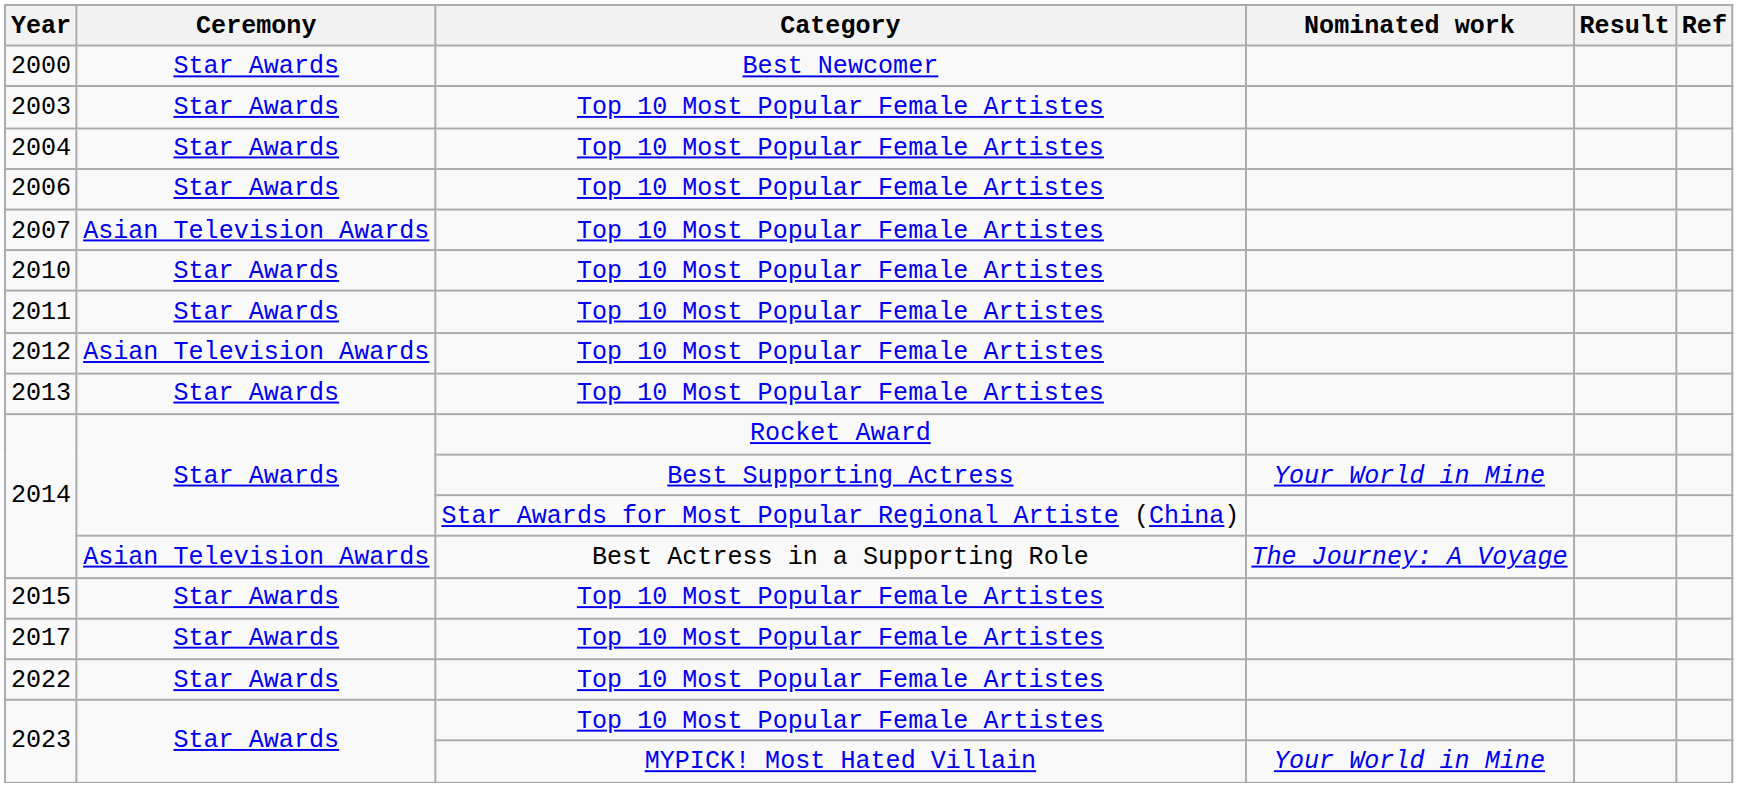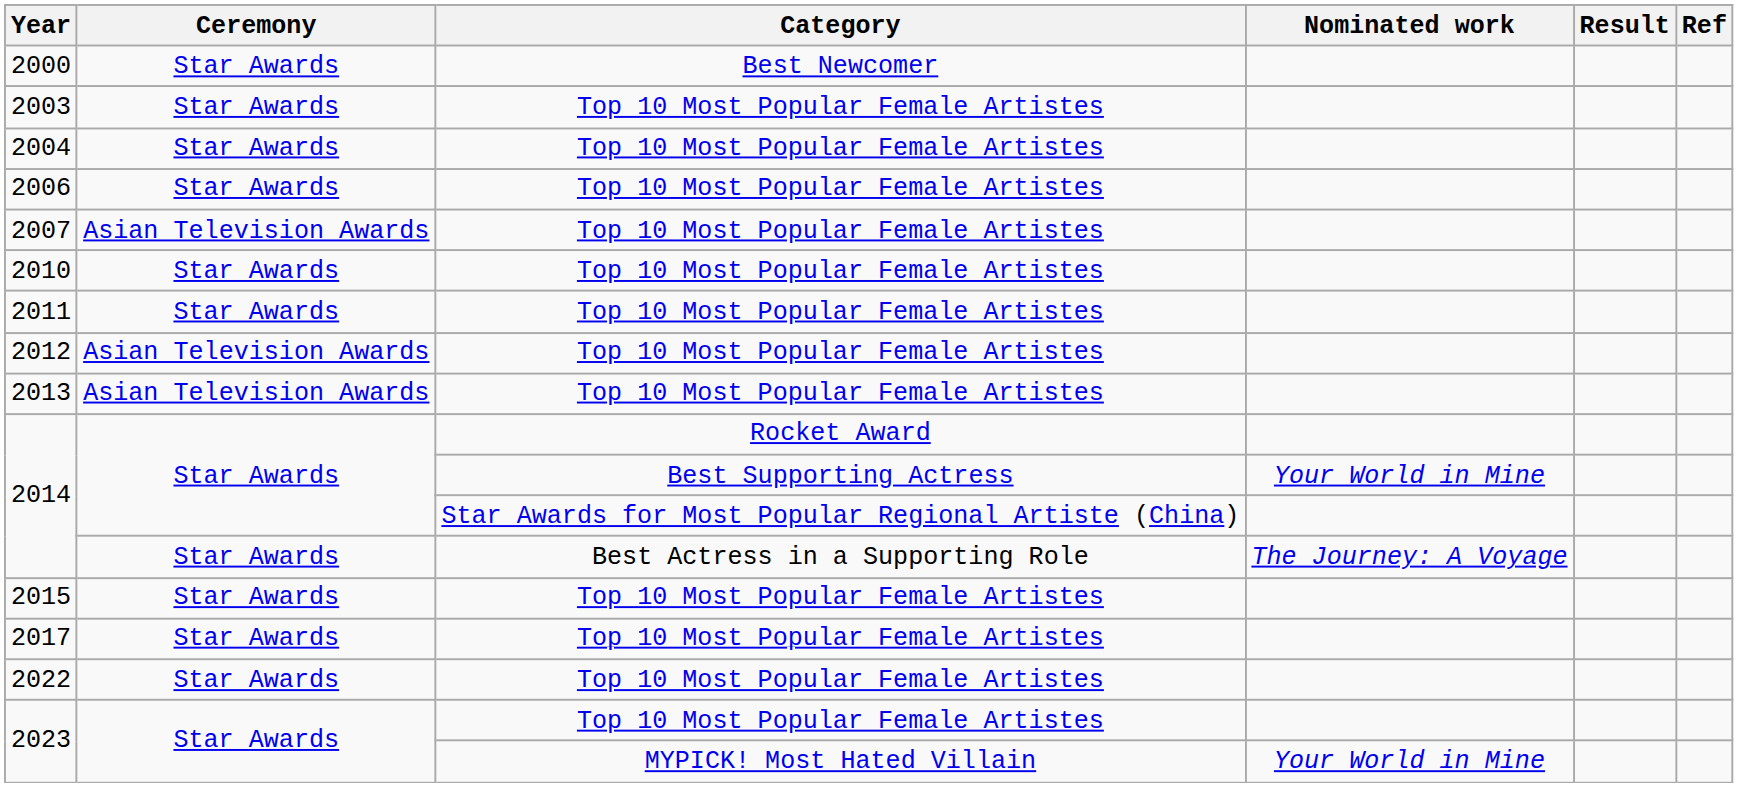(256, 393) Star Awards -> (256, 393) Asian Television Awards
(256, 557) Asian Television Awards -> (256, 557) Star Awards
